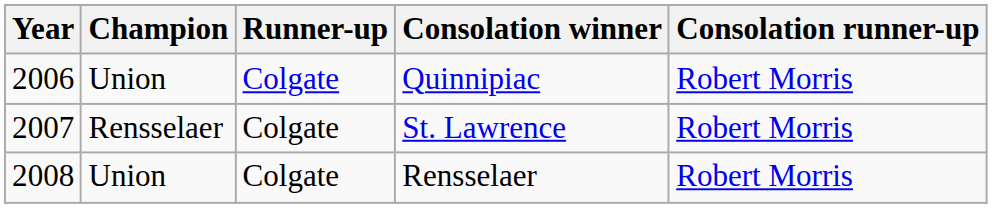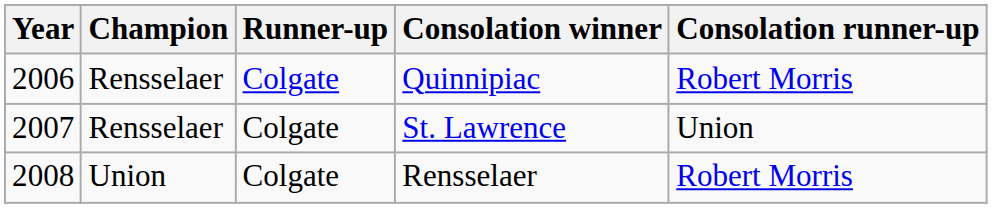(127, 78) Union -> (156, 78) Rensselaer
(765, 127) Robert Morris -> (715, 127) Union
